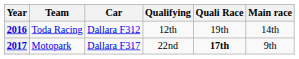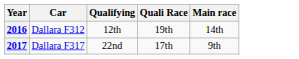- column: (57, 13)
(220, 46) bold -> (164, 46) normal
